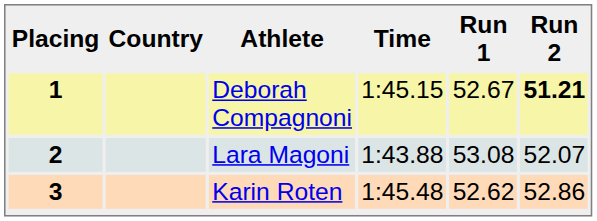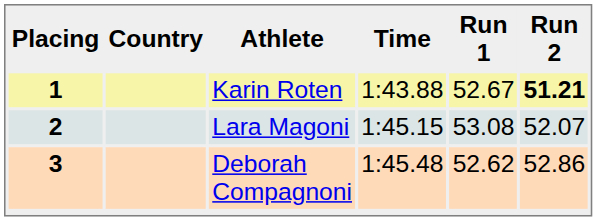(282, 103) Deborah Compagnoni -> (277, 89) Karin Roten
(402, 89) 1:45.15 -> (402, 89) 1:43.88
(402, 154) 1:43.88 -> (402, 126) 1:45.15
(277, 191) Karin Roten -> (282, 177) Deborah Compagnoni
